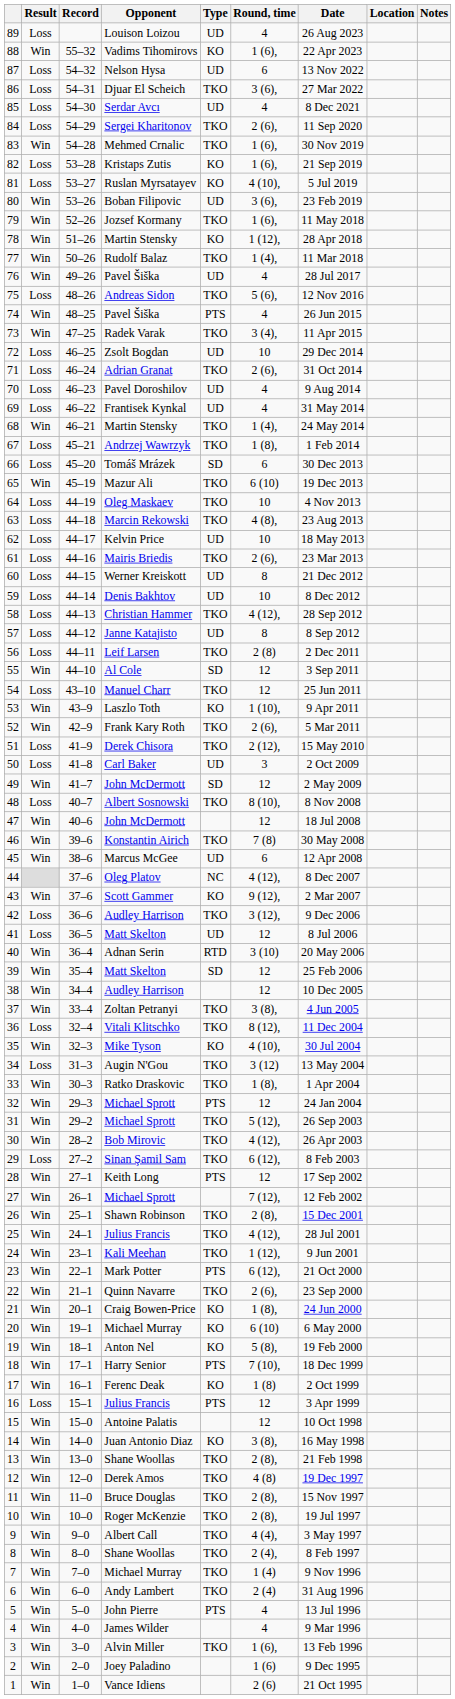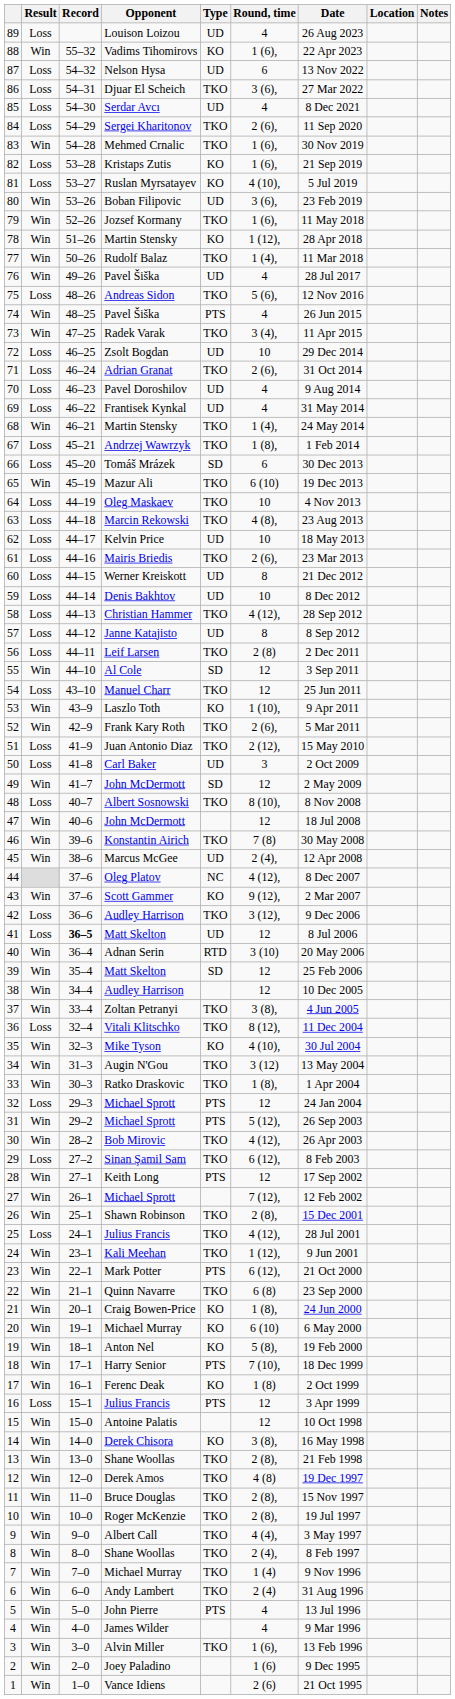(139, 746) Derek Chisora -> (148, 746) Juan Antonio Diaz
(264, 858) 6 -> (264, 858) 2 (4),
(80, 933) normal -> (80, 933) bold
(41, 1065) Loss -> (41, 1065) Win
(41, 1102) Win -> (41, 1102) Loss
(215, 1121) TKO -> (215, 1121) PTS
(41, 1234) Win -> (41, 1234) Loss
(264, 1290) 2 (6), -> (264, 1290) 6 (8)
(148, 1440) Juan Antonio Diaz -> (139, 1440) Derek Chisora
